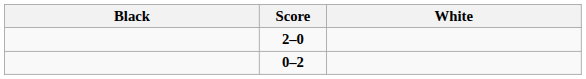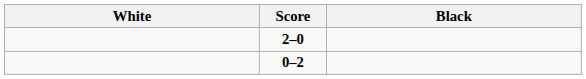columns swapped: (132, 16) <-> (454, 16)
